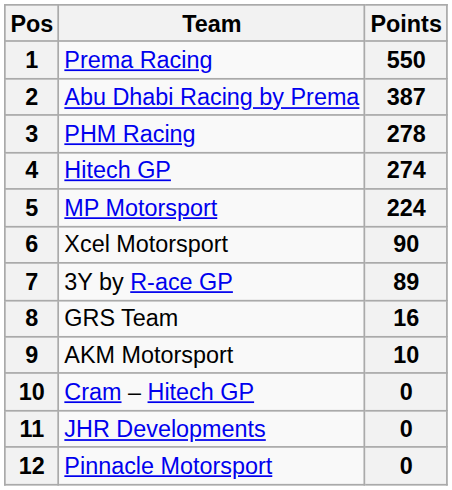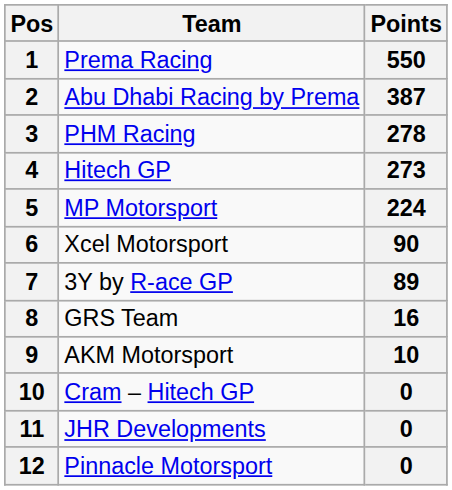(406, 170) 274 -> (406, 170) 273
